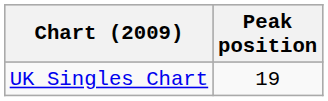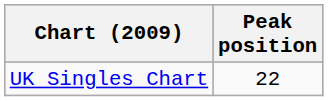(268, 79) 19 -> (268, 79) 22
